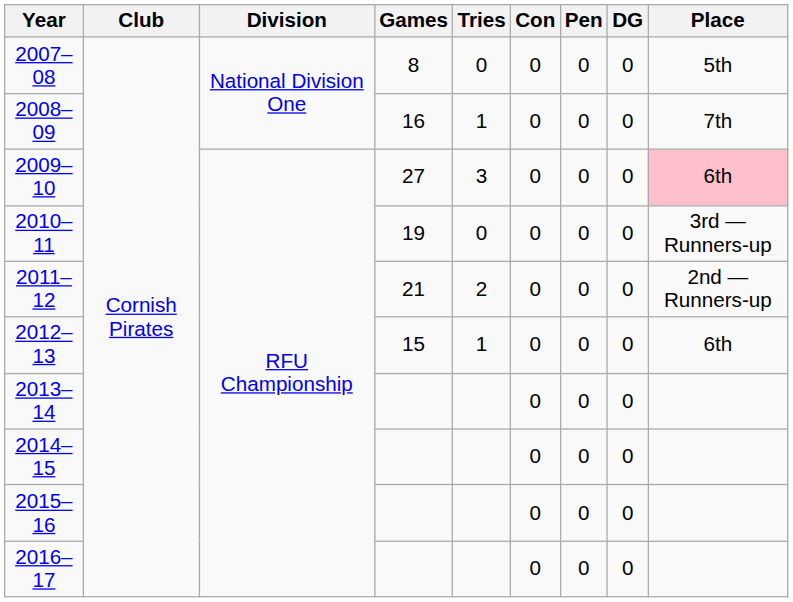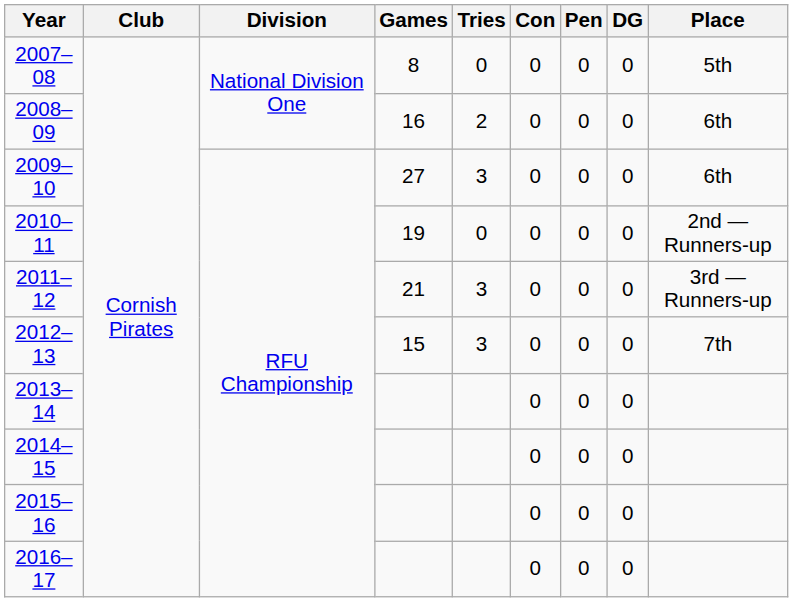(482, 121) 1 -> (482, 121) 2
(718, 121) 7th -> (718, 121) 6th
(718, 177) pink background -> (718, 177) no background
(718, 233) 3rd — Runners-up -> (718, 233) 2nd — Runners-up
(482, 289) 2 -> (482, 289) 3
(718, 289) 2nd — Runners-up -> (718, 289) 3rd — Runners-up
(482, 344) 1 -> (482, 344) 3
(718, 344) 6th -> (718, 344) 7th
